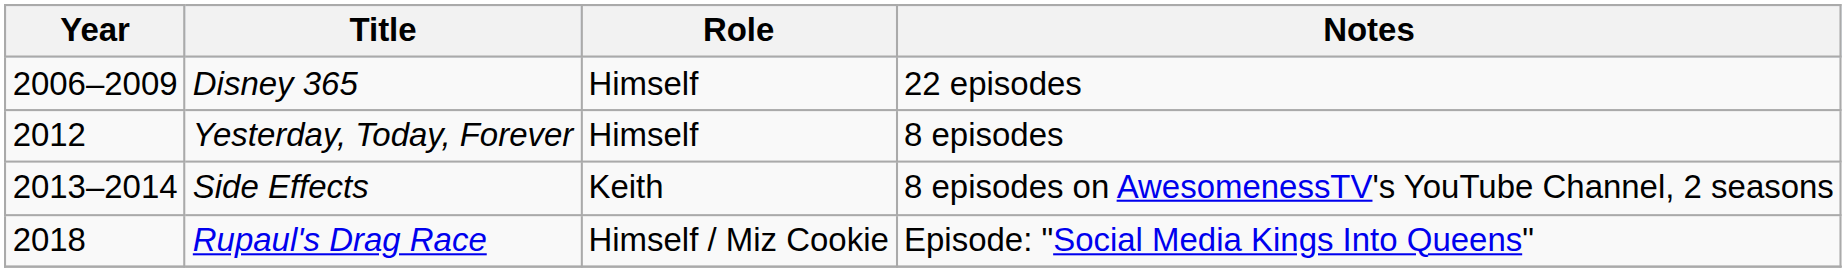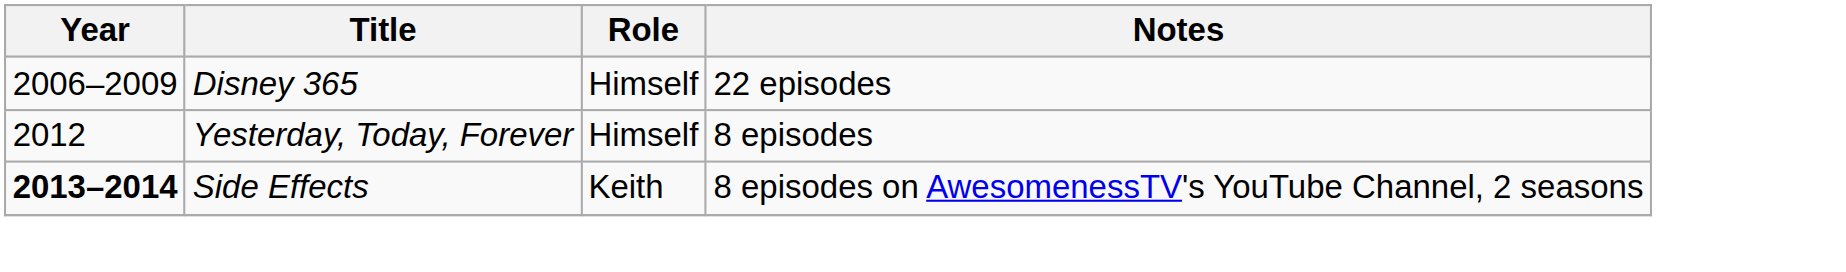(95, 187) normal -> (95, 187) bold
- row: (340, 239)
